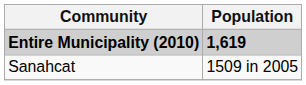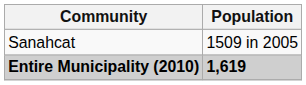rows swapped: (104, 42) <-> (42, 67)
